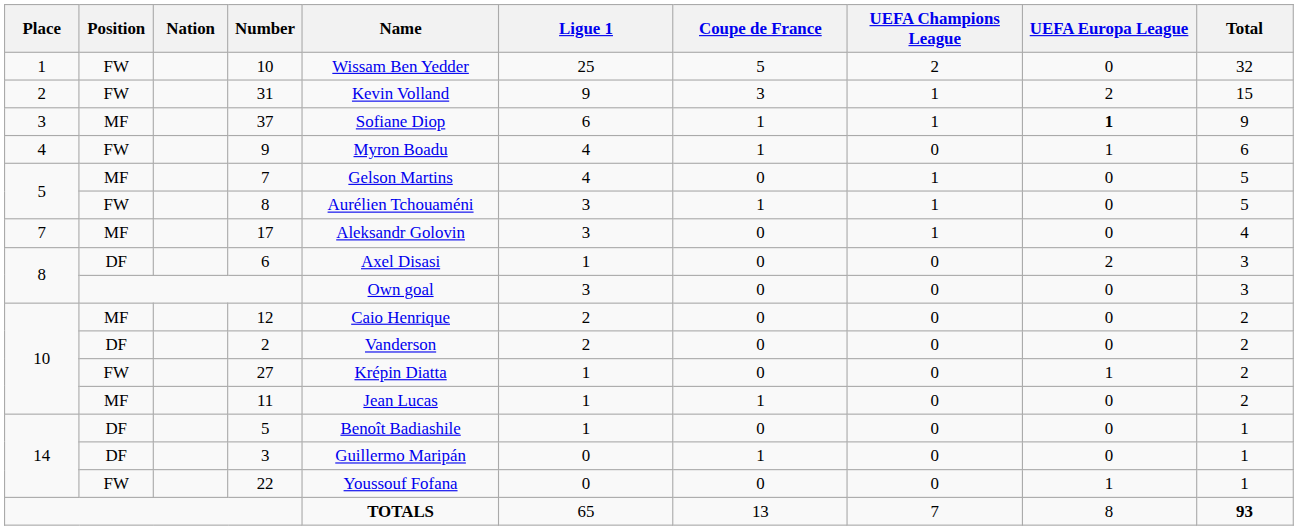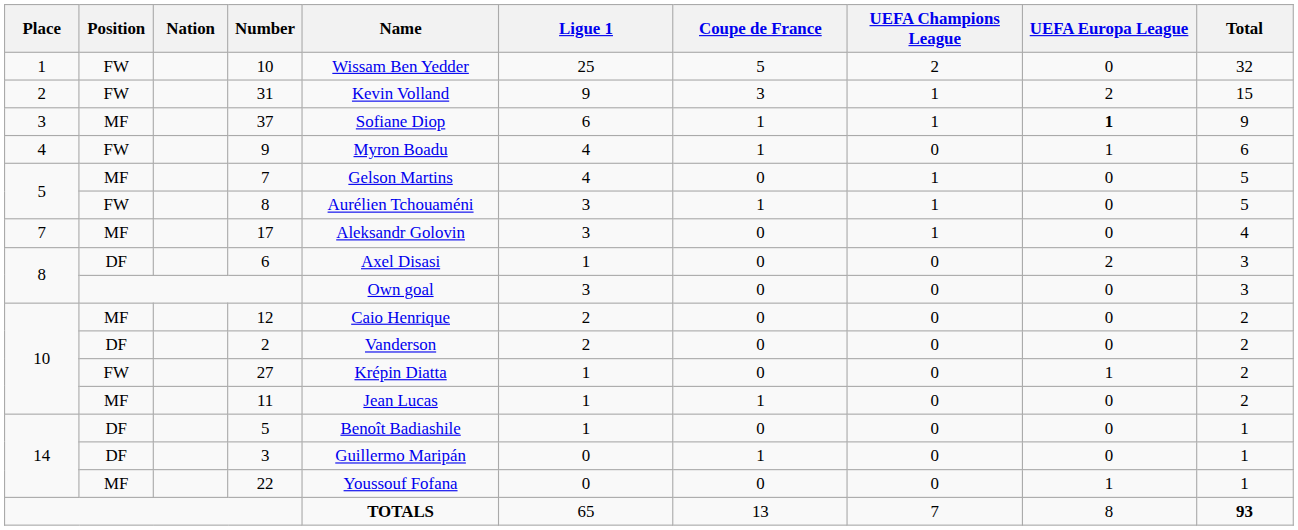(116, 483) FW -> (116, 483) MF
